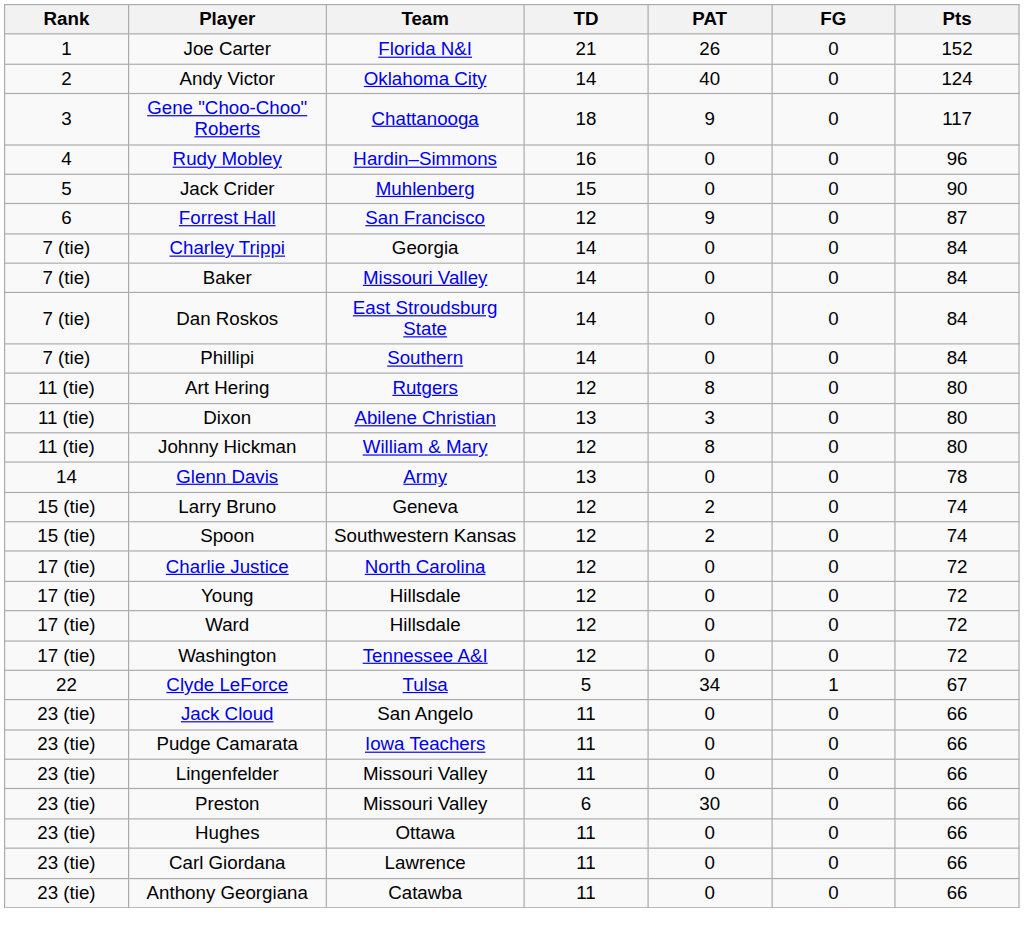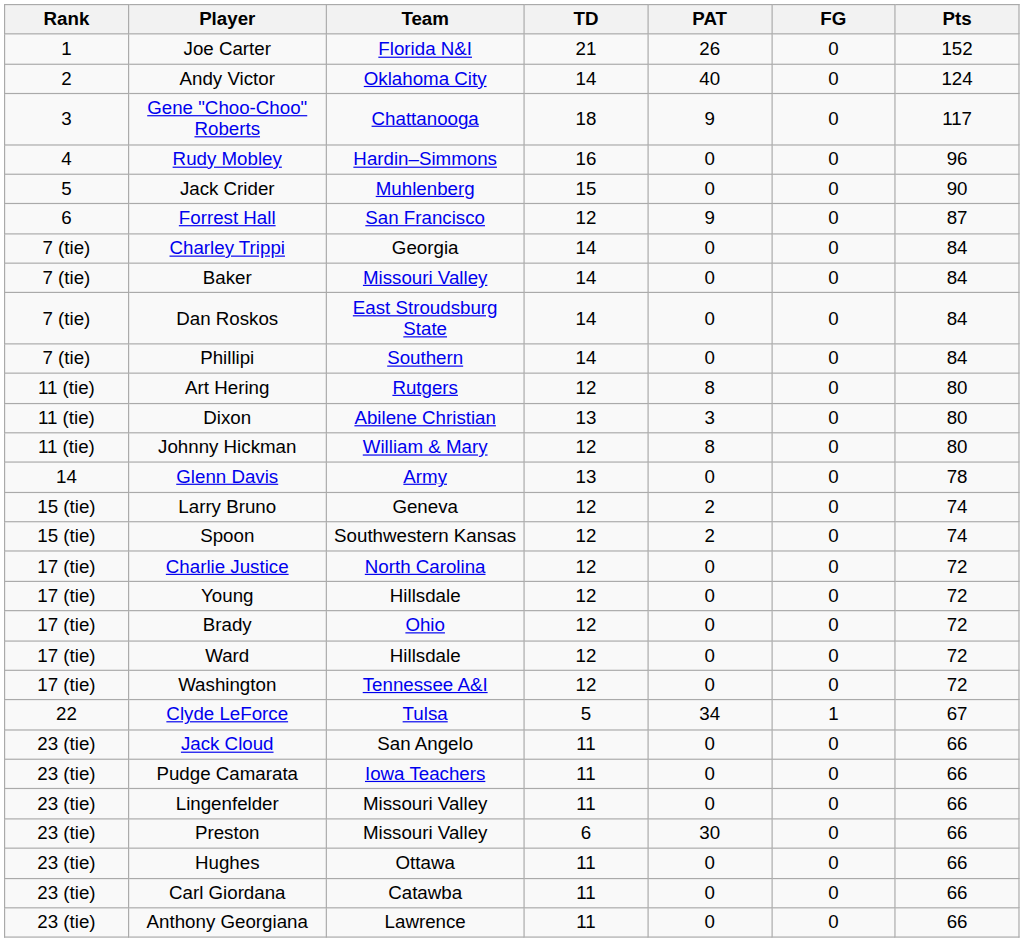+ row: (227, 625)
(425, 863) Lawrence -> (425, 892) Catawba
(425, 892) Catawba -> (425, 922) Lawrence
